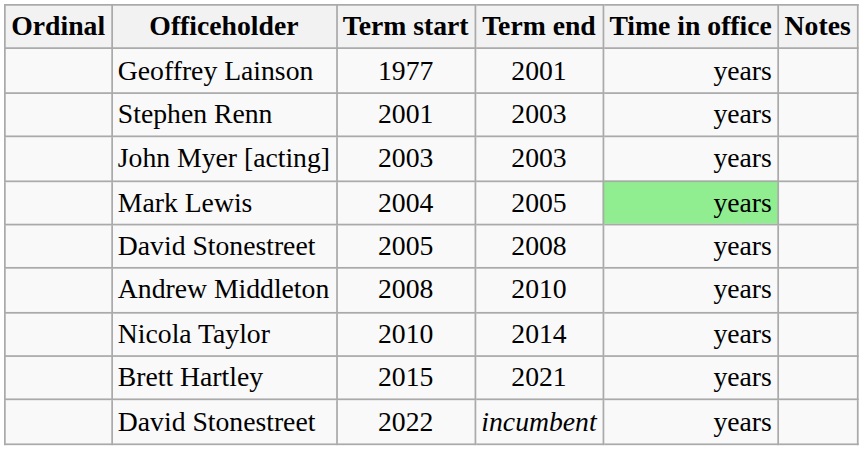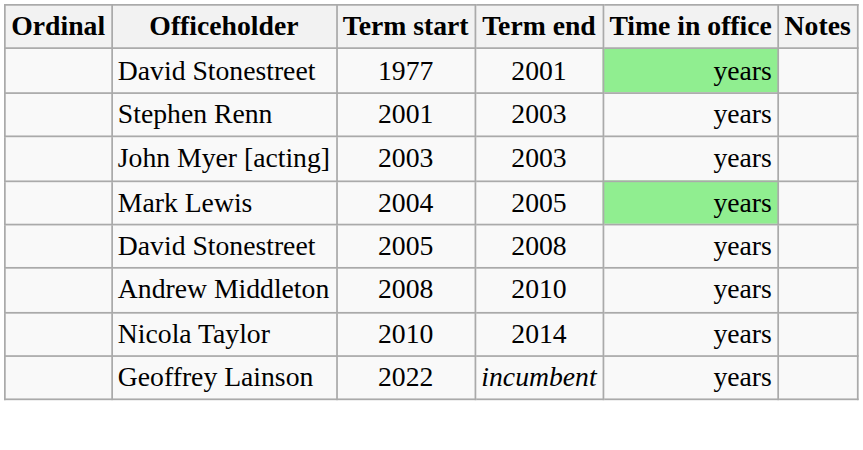(216, 70) Geoffrey Lainson -> (217, 70) David Stonestreet
(743, 70) no background -> (743, 70) lightgreen background
- row: (406, 377)
(217, 421) David Stonestreet -> (216, 377) Geoffrey Lainson
